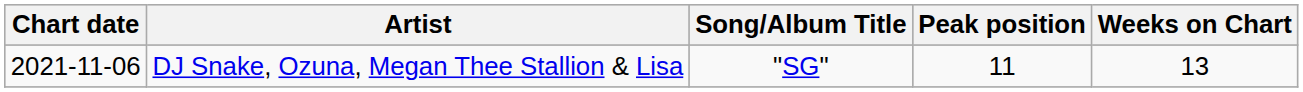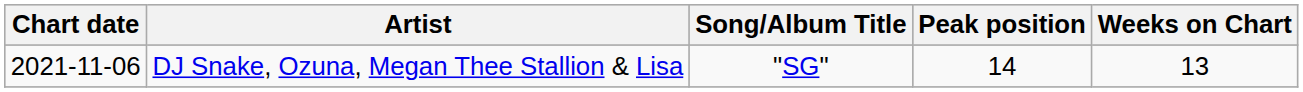(1002, 65) 11 -> (1002, 65) 14
